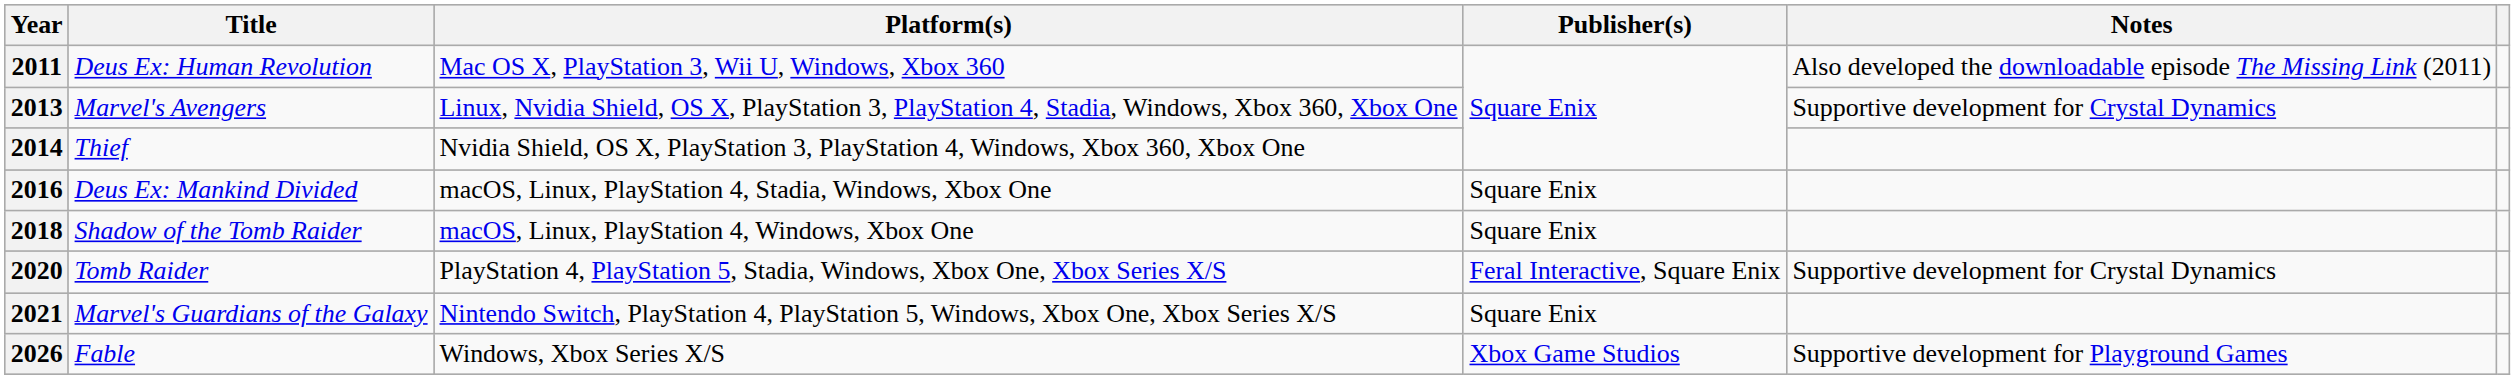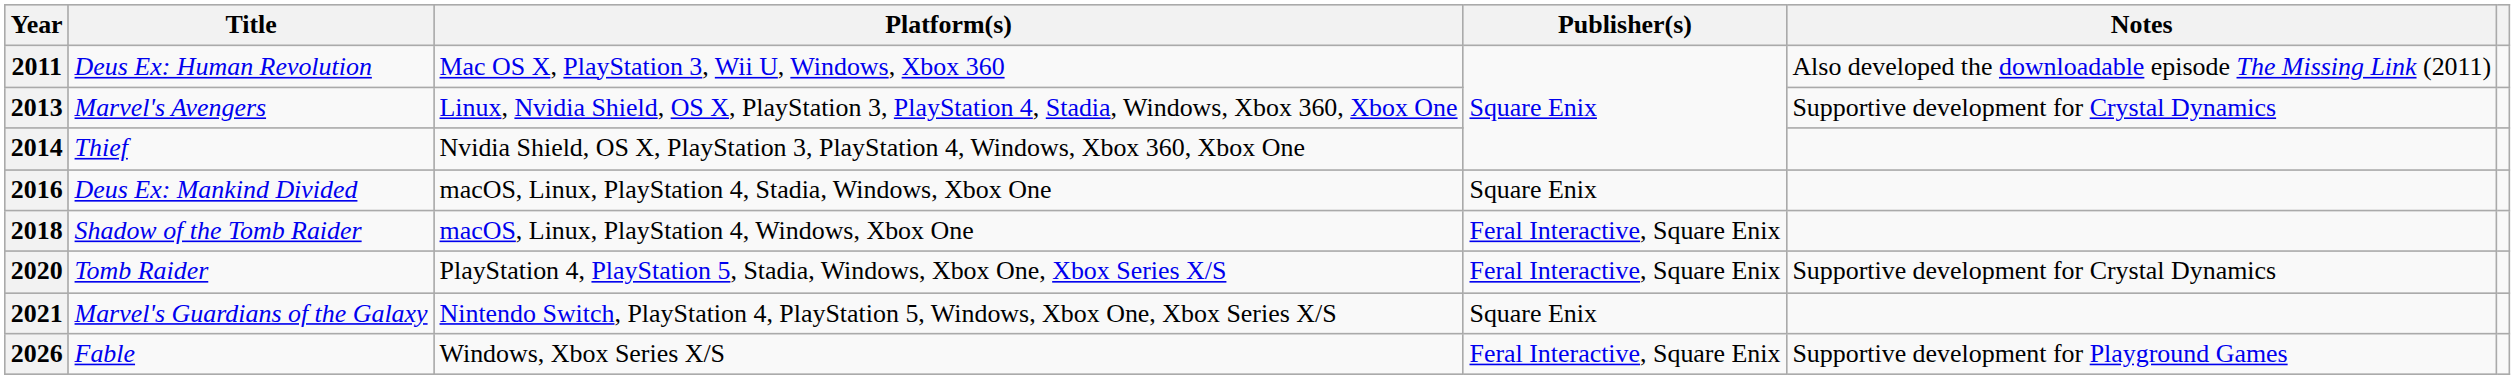(1533, 230) Square Enix -> (1625, 230) Feral Interactive, Square Enix
(1575, 353) Xbox Game Studios -> (1625, 353) Feral Interactive, Square Enix
